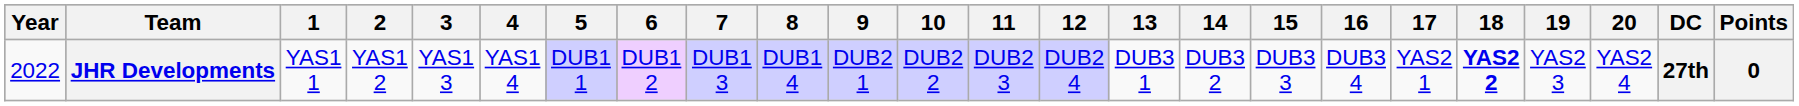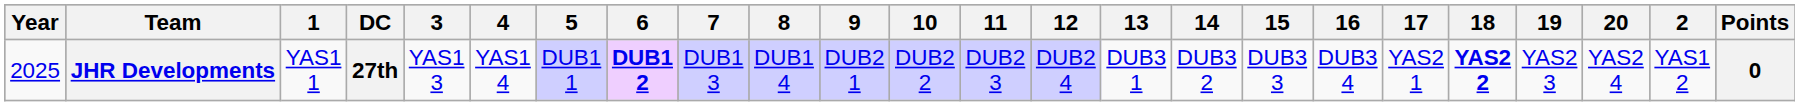columns swapped: (380, 22) <-> (1686, 22)
(35, 70) 2022 -> (35, 70) 2025
(651, 70) normal -> (642, 70) bold
